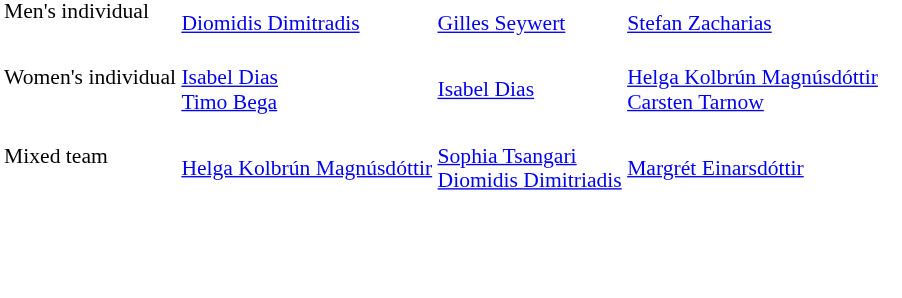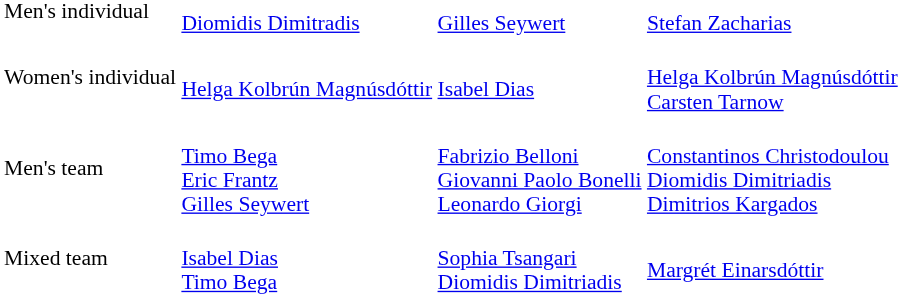(230, 89) Isabel Dias Timo Bega -> (307, 89) Helga Kolbrún Magnúsdóttir
+ row: (54, 167)
(307, 167) Helga Kolbrún Magnúsdóttir -> (230, 270) Isabel Dias Timo Bega
